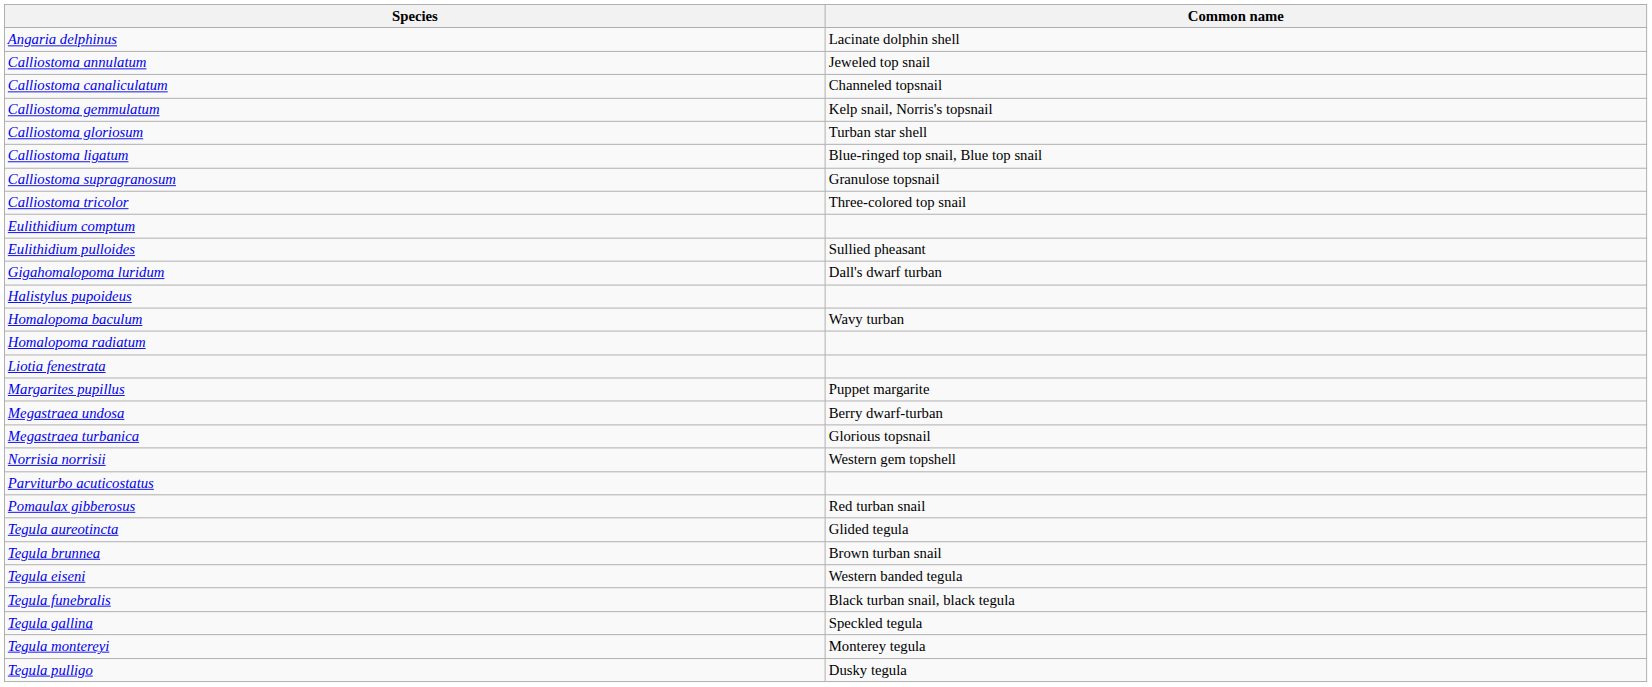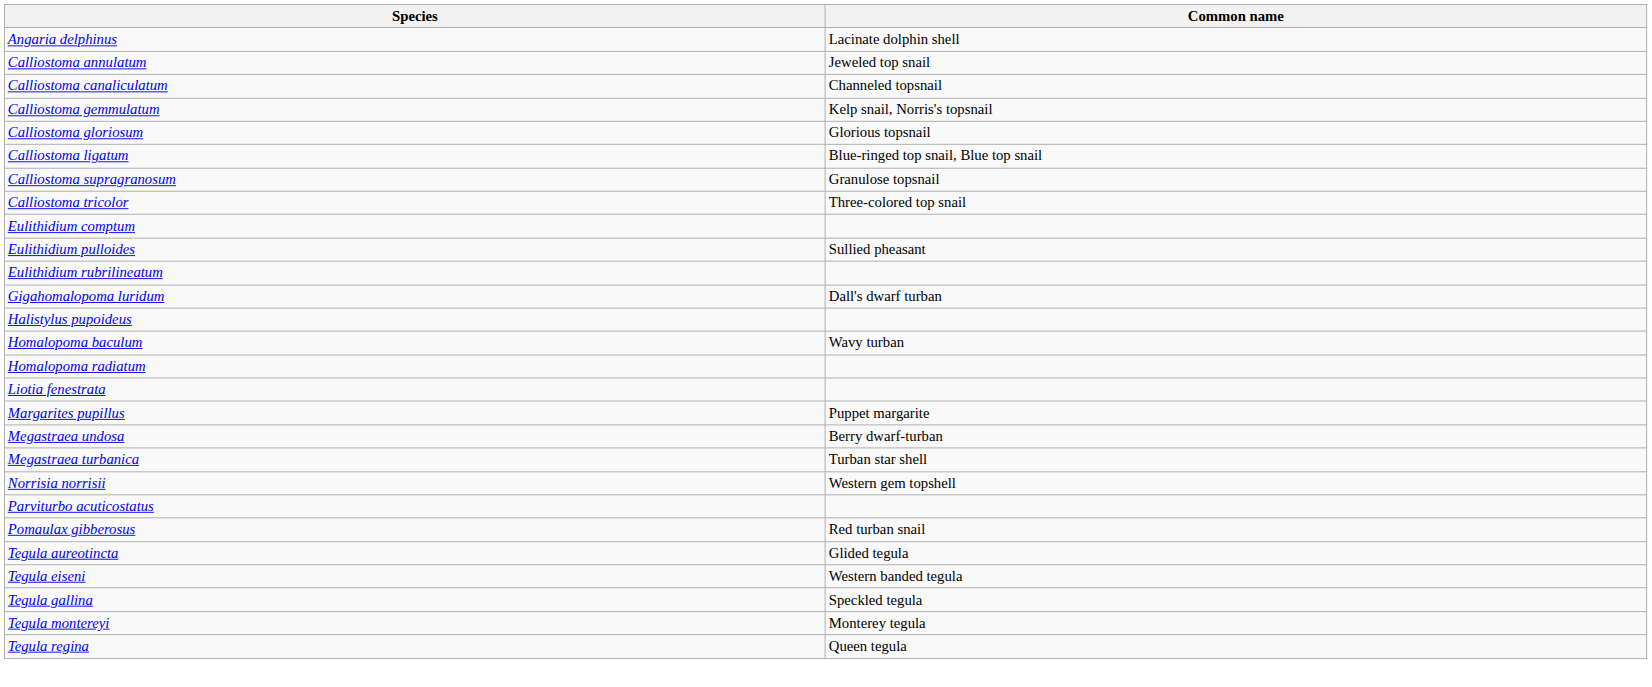(878, 132) Turban star shell -> (880, 132) Glorious topsnail
+ row: (85, 272)
(880, 436) Glorious topsnail -> (878, 459) Turban star shell
- row: (54, 553)
- row: (59, 599)
- row: (50, 669)
+ row: (48, 646)
